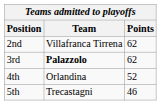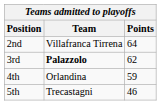(132, 44) 62 -> (132, 44) 64
(132, 76) 52 -> (132, 76) 59
